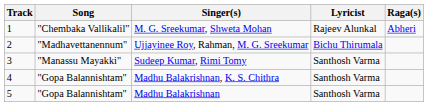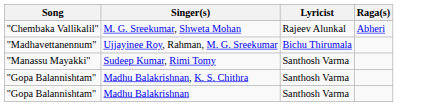- column: (20, 12)
